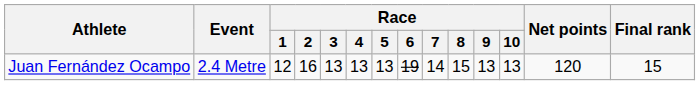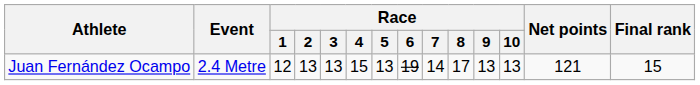(308, 67) 16 -> (308, 67) 13
(359, 67) 13 -> (359, 67) 15
(461, 67) 15 -> (461, 67) 17
(568, 67) 120 -> (568, 67) 121
